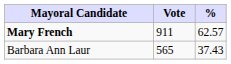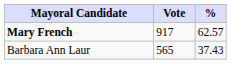(165, 31) 911 -> (165, 31) 917
